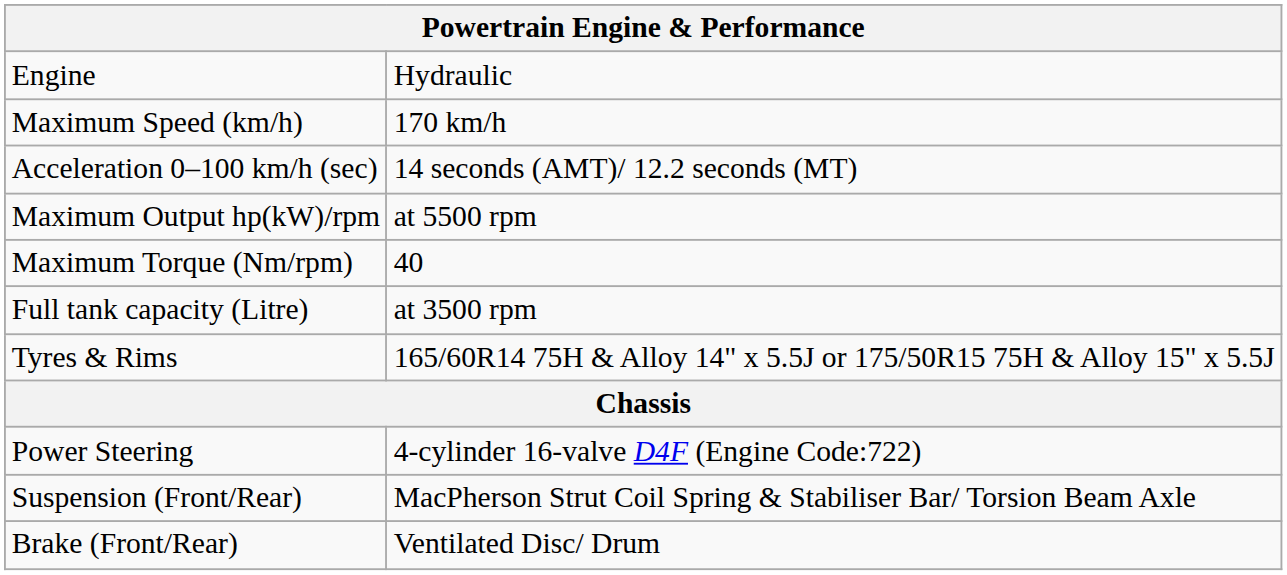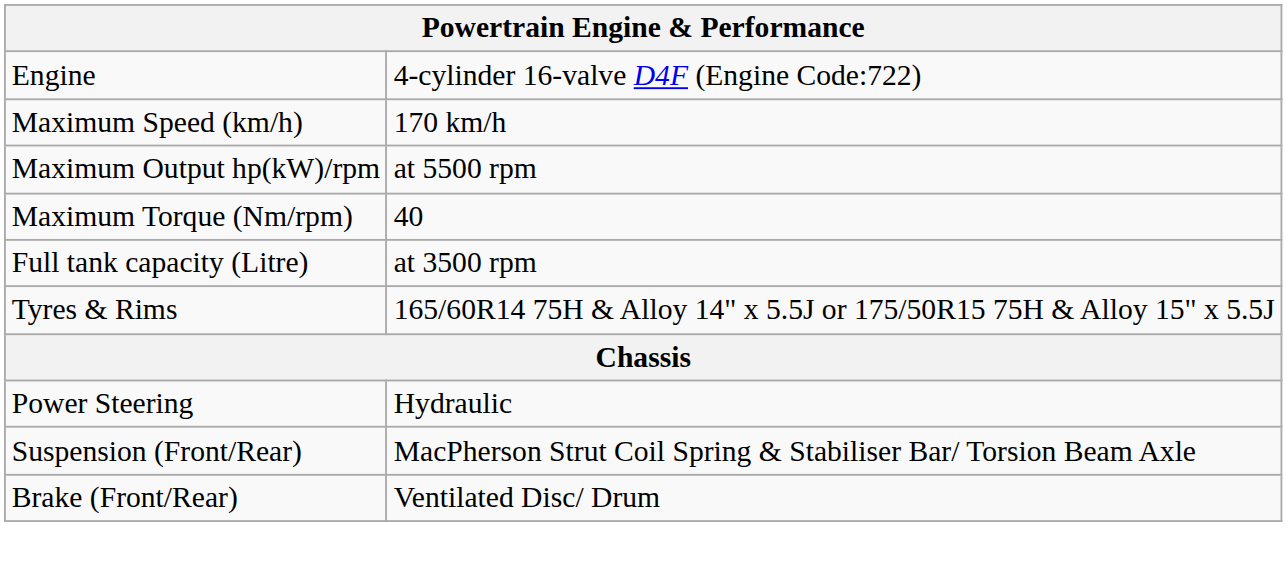(453, 74) Hydraulic -> (658, 74) 4-cylinder 16-valve D4F (Engine Code:722)
- row: (195, 168)
(658, 450) 4-cylinder 16-valve D4F (Engine Code:722) -> (453, 403) Hydraulic
